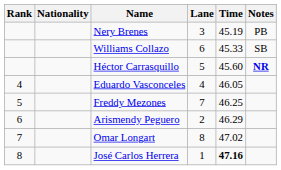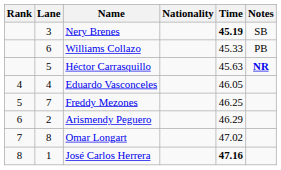columns swapped: (202, 13) <-> (63, 13)
(231, 31) normal -> (231, 31) bold
(261, 31) PB -> (261, 31) SB
(261, 49) SB -> (261, 49) PB
(231, 66) 45.60 -> (231, 66) 45.63
